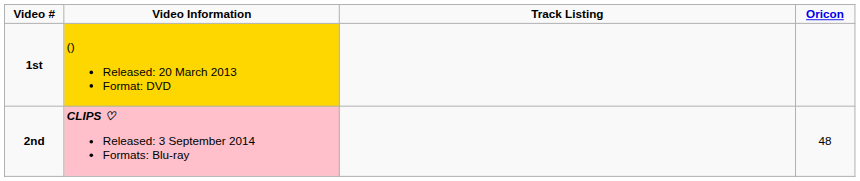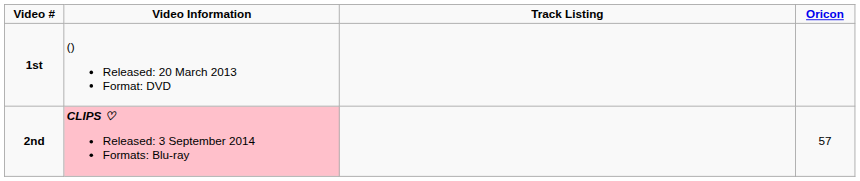(202, 66) gold background -> (202, 66) no background
(825, 141) 48 -> (825, 141) 57
